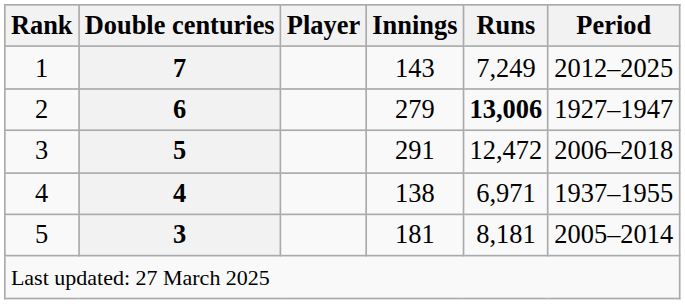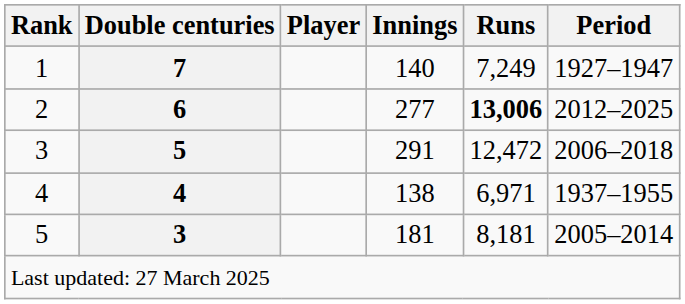(415, 67) 143 -> (415, 67) 140
(614, 67) 2012–2025 -> (614, 67) 1927–1947
(415, 109) 279 -> (415, 109) 277
(614, 109) 1927–1947 -> (614, 109) 2012–2025
